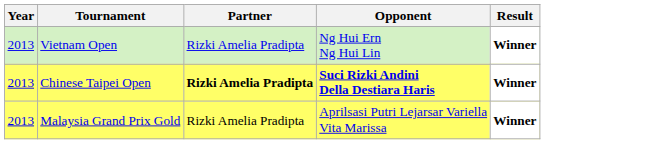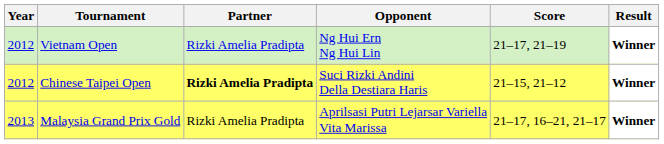+ column: (550, 15)
(21, 45) 2013 -> (21, 45) 2012
(21, 82) 2013 -> (21, 82) 2012
(377, 82) bold -> (373, 82) normal
